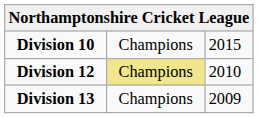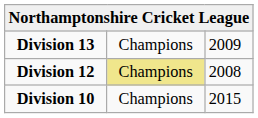rows swapped: (56, 44) <-> (56, 98)
(225, 71) 2010 -> (225, 71) 2008
